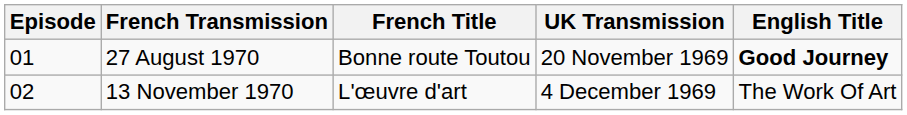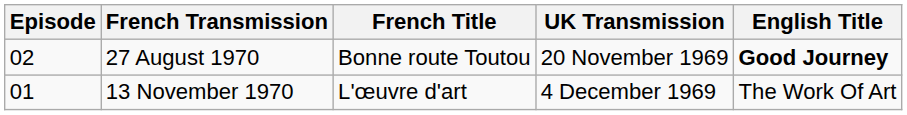(22, 57) 01 -> (22, 57) 02
(22, 92) 02 -> (22, 92) 01
